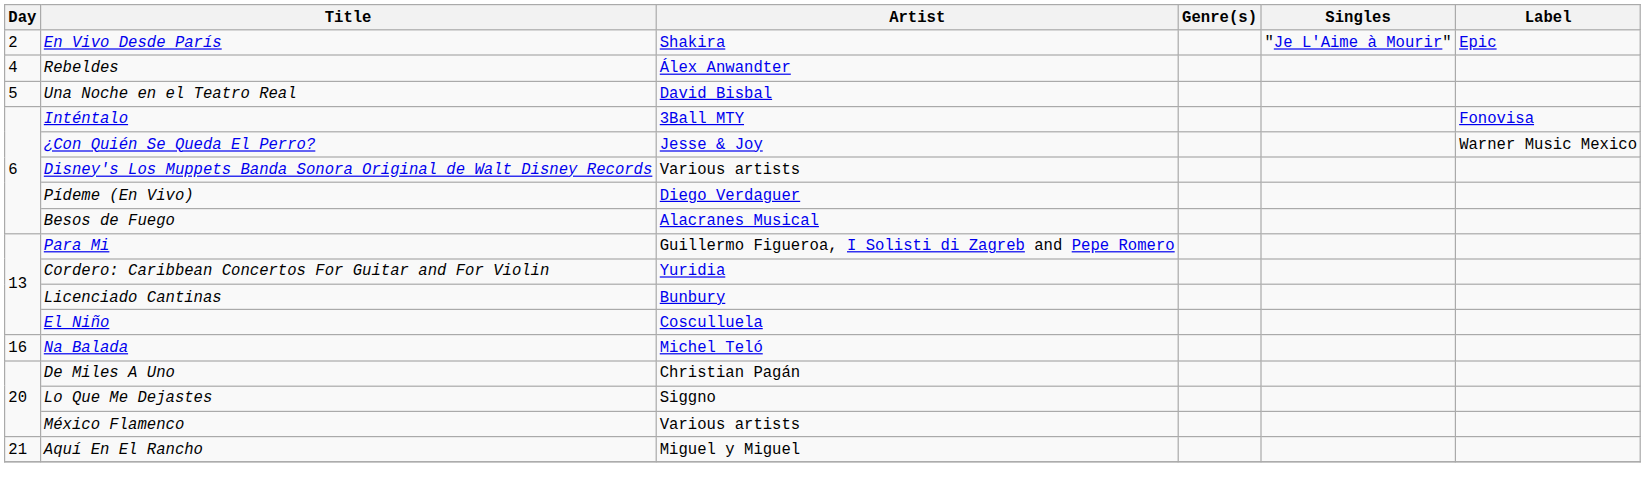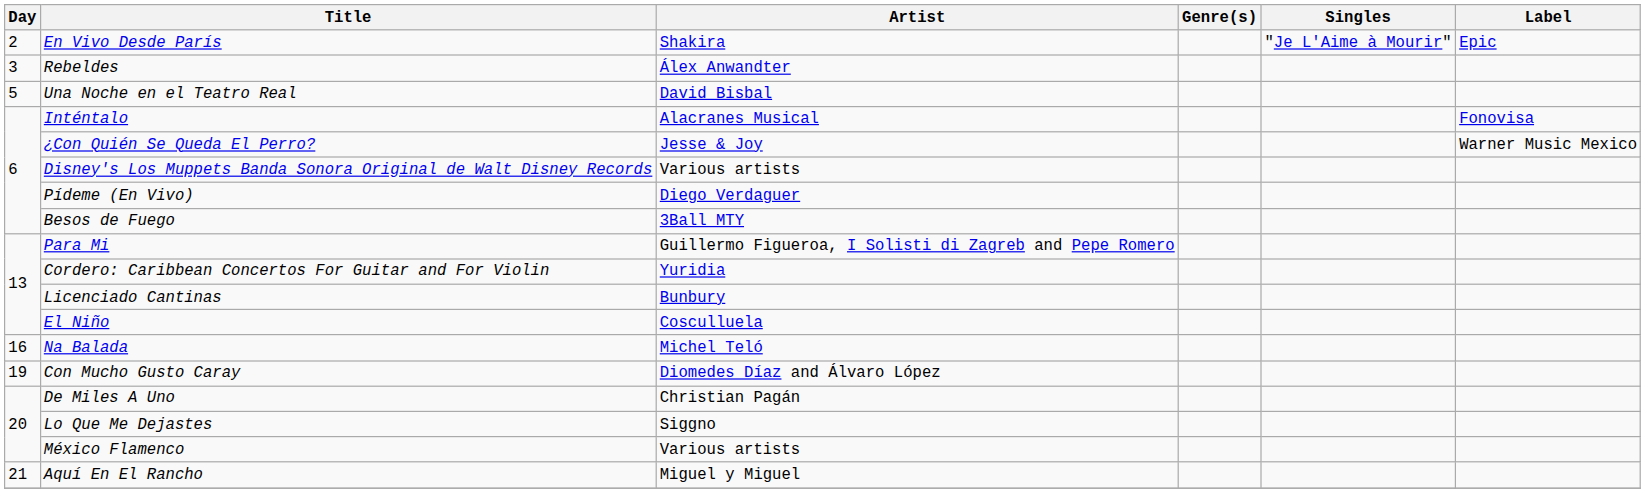(13, 68) 4 -> (13, 68) 3
(702, 119) 3Ball MTY -> (739, 119) Alacranes Musical
(739, 221) Alacranes Musical -> (702, 221) 3Ball MTY
+ row: (142, 373)
